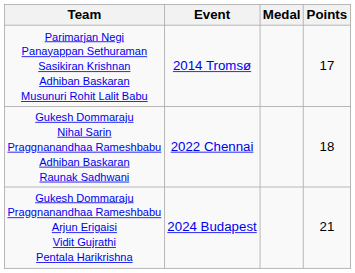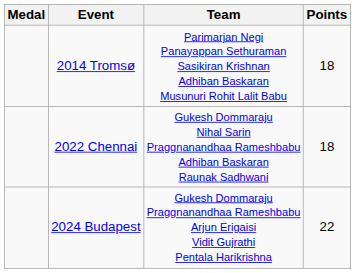columns swapped: (282, 15) <-> (84, 15)
(327, 65) 17 -> (327, 65) 18
(327, 227) 21 -> (327, 227) 22
